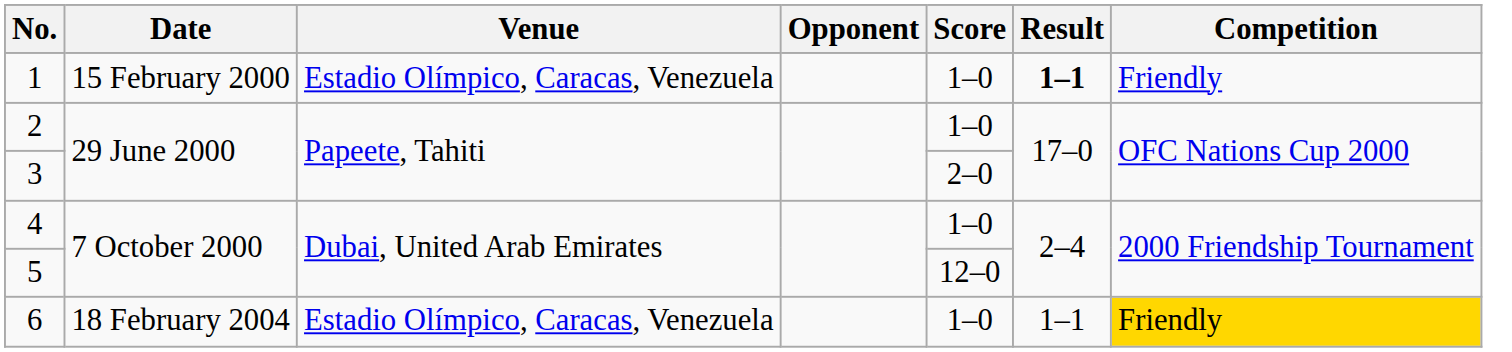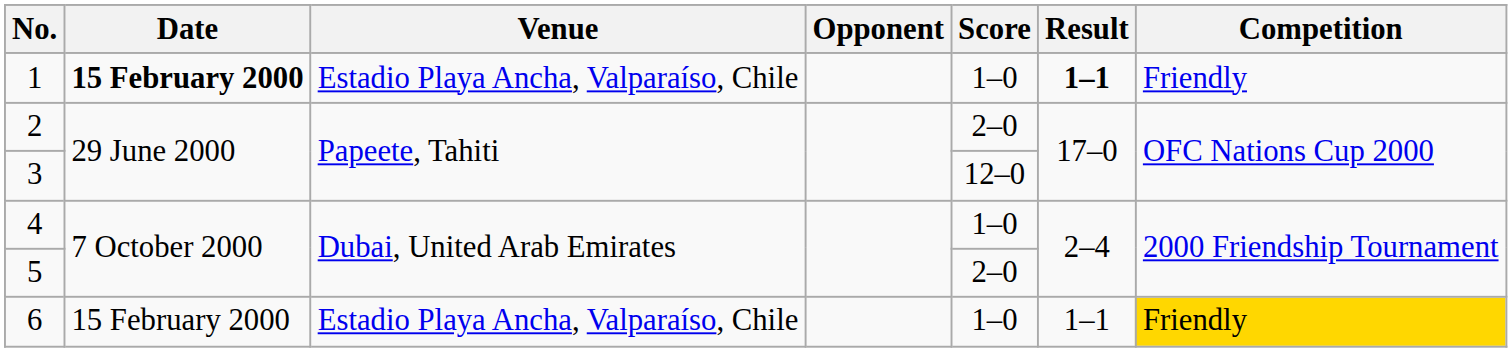(181, 77) normal -> (187, 77) bold
(539, 77) Estadio Olímpico, Caracas, Venezuela -> (558, 77) Estadio Playa Ancha, Valparaíso, Chile
(970, 126) 1–0 -> (995, 126) 2–0
(970, 175) 2–0 -> (995, 175) 12–0
(970, 272) 12–0 -> (995, 272) 2–0
(181, 321) 18 February 2004 -> (181, 321) 15 February 2000
(539, 321) Estadio Olímpico, Caracas, Venezuela -> (558, 321) Estadio Playa Ancha, Valparaíso, Chile
